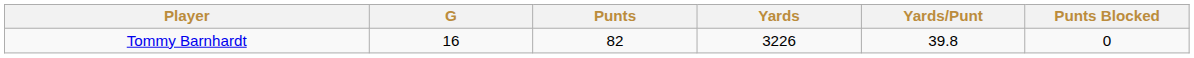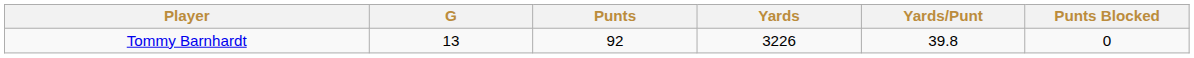(451, 40) 16 -> (451, 40) 13
(615, 40) 82 -> (615, 40) 92
